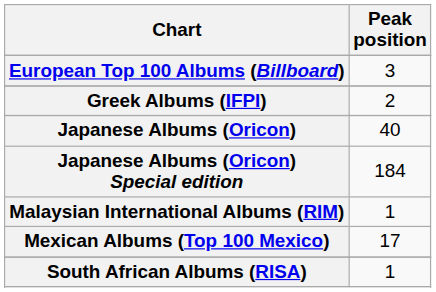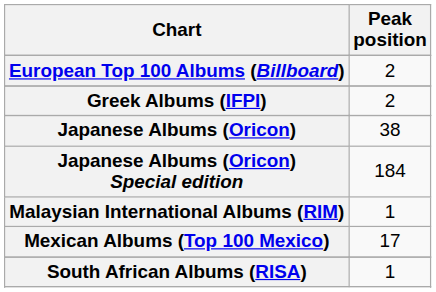(390, 70) 3 -> (390, 70) 2
(390, 130) 40 -> (390, 130) 38
